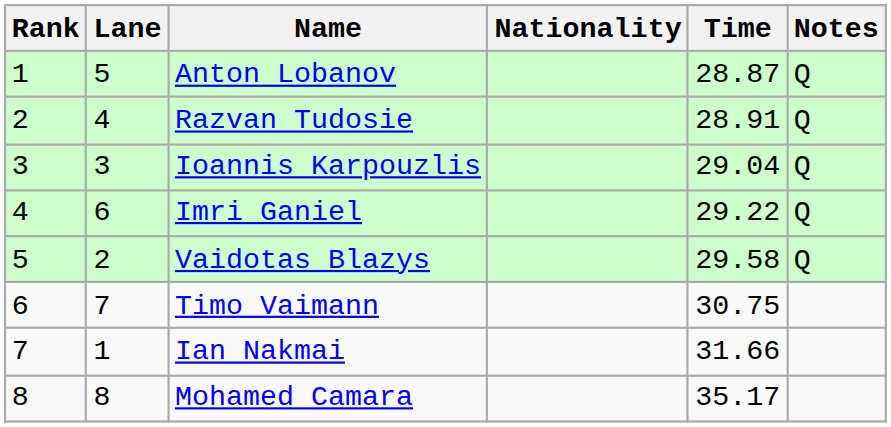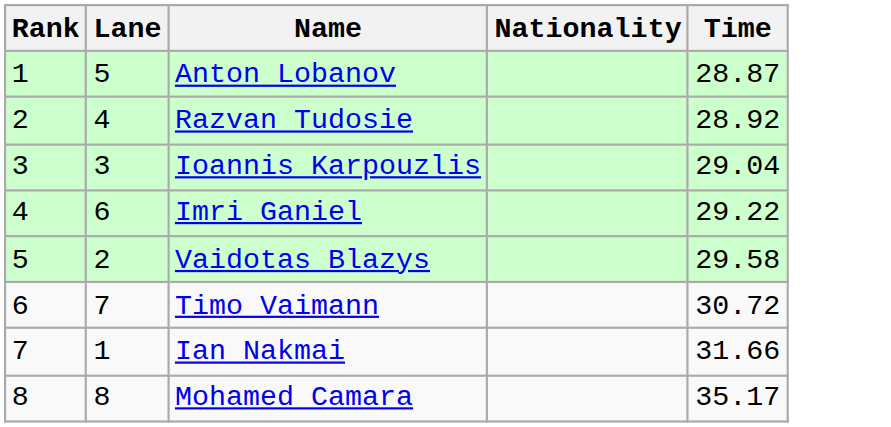- column: (836, 28)
(738, 121) 28.91 -> (738, 121) 28.92
(738, 305) 30.75 -> (738, 305) 30.72
